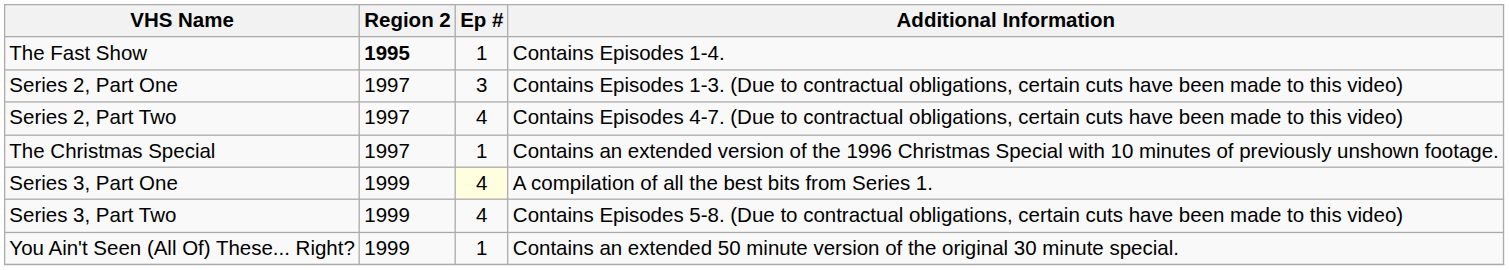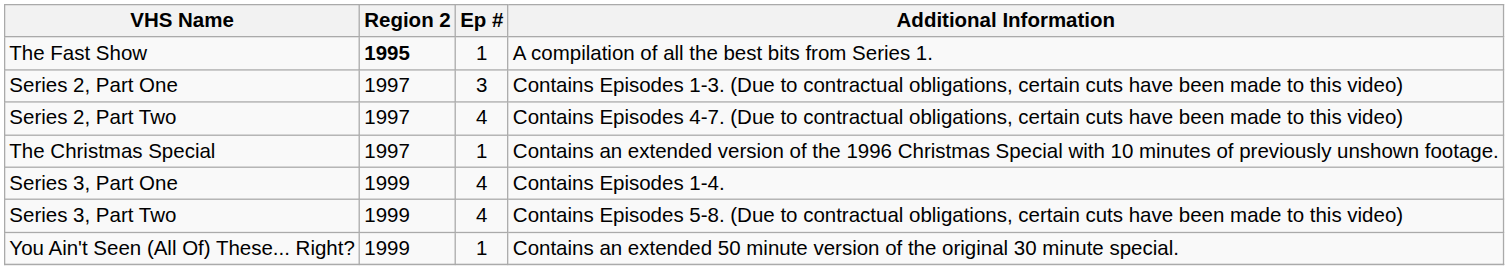(619, 53) Contains Episodes 1-4. -> (723, 53) A compilation of all the best bits from Series 1.
(482, 183) lightyellow background -> (482, 183) no background
(723, 183) A compilation of all the best bits from Series 1. -> (619, 183) Contains Episodes 1-4.
